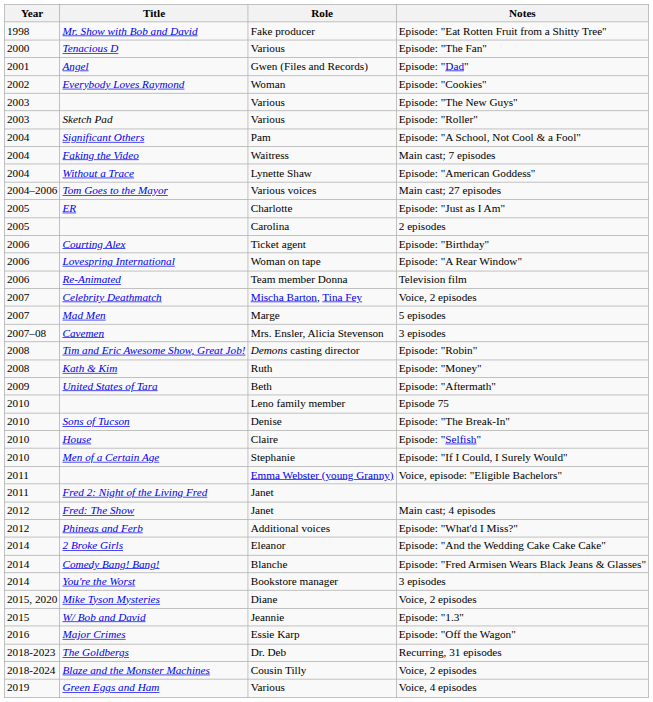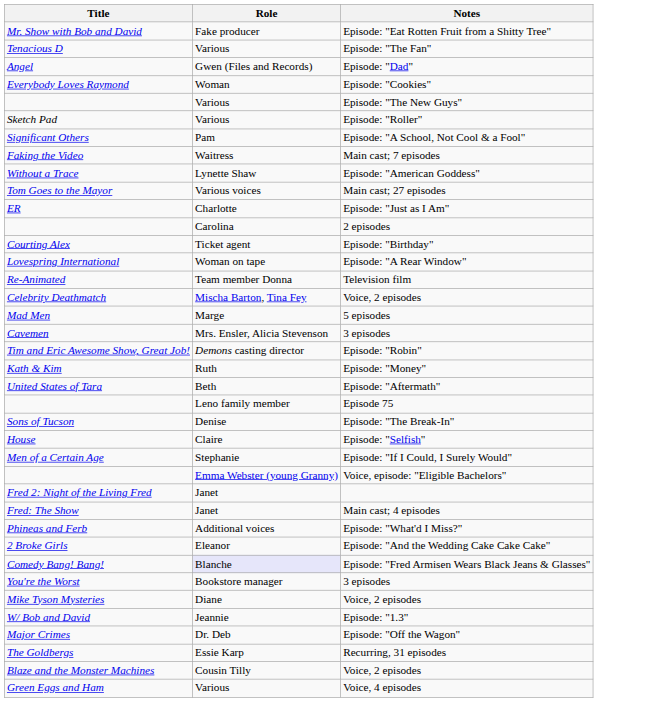- column: (32, 13)
(269, 564) no background -> (213, 564) lavender background
(275, 635) Essie Karp -> (213, 635) Dr. Deb
(268, 652) Dr. Deb -> (220, 652) Essie Karp
